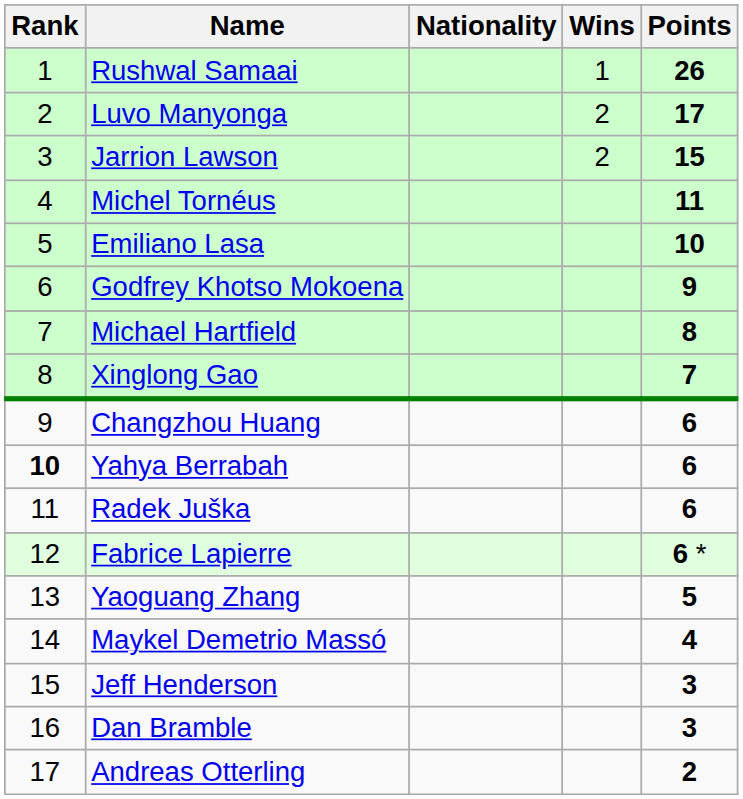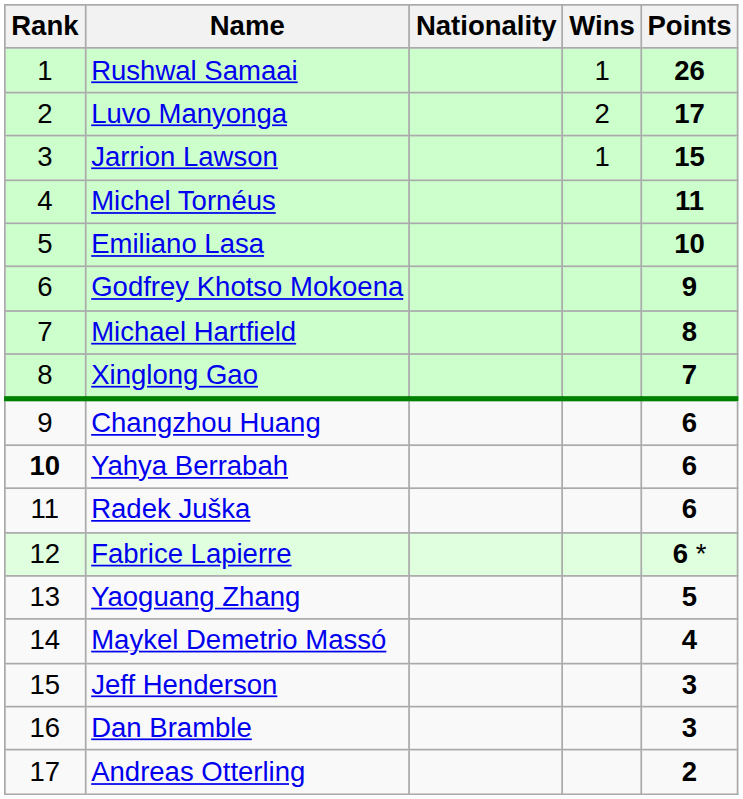(602, 157) 2 -> (602, 157) 1
